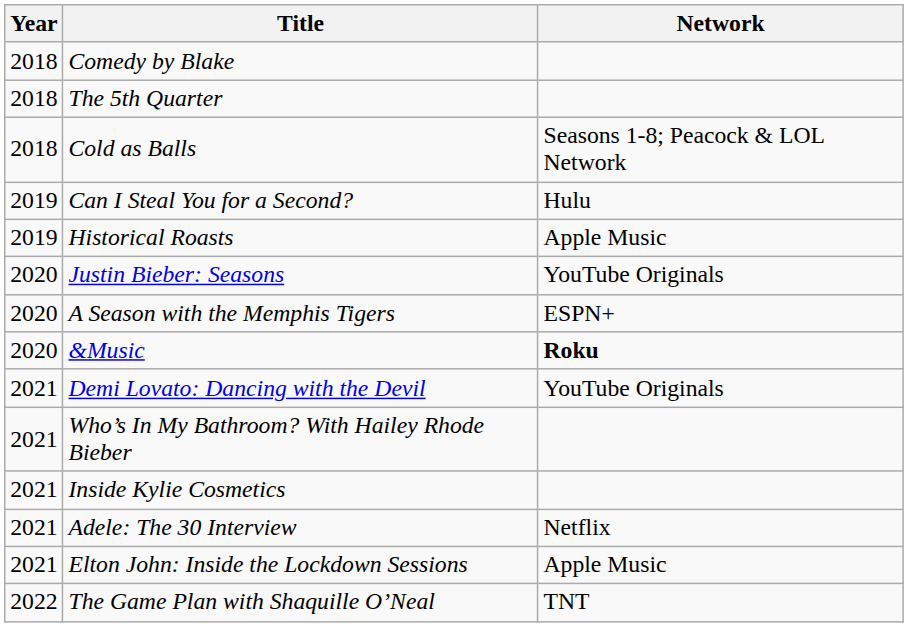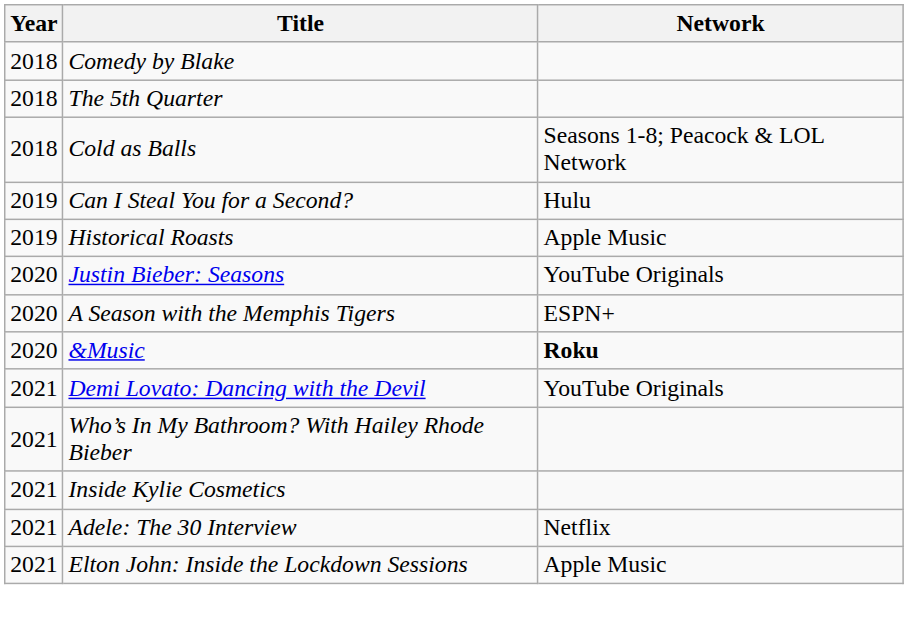- row: (252, 602)
